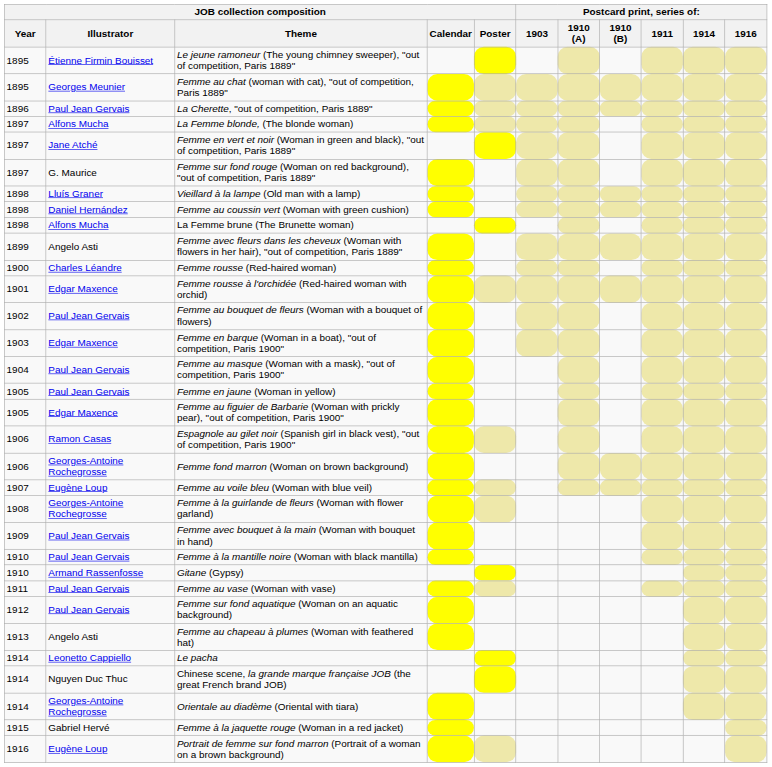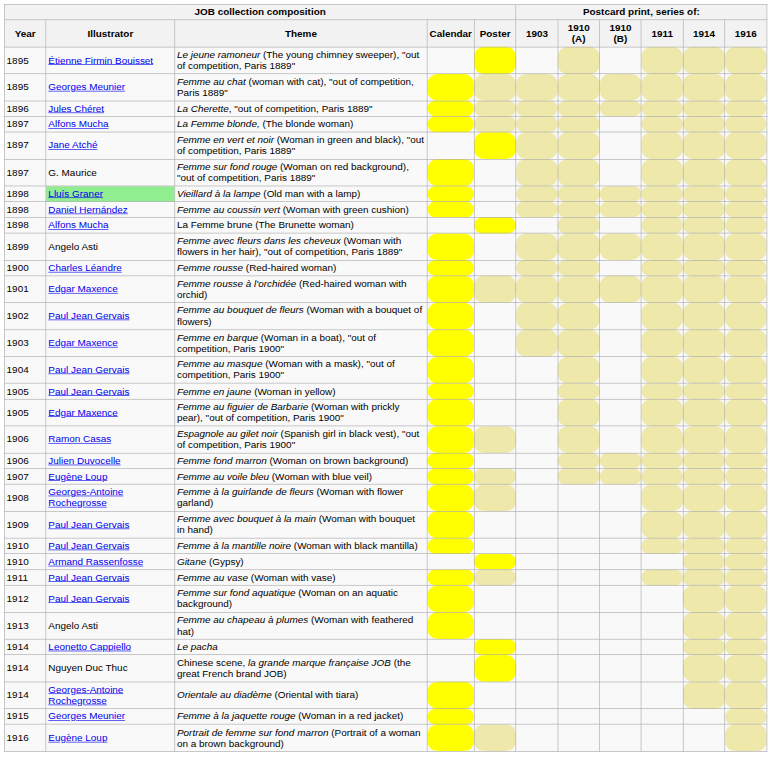(89, 108) Paul Jean Gervais -> (76, 108) Jules Chéret
(76, 194) no background -> (76, 194) lightgreen background
(86, 466) Georges-Antoine Rochegrosse -> (84, 460) Julien Duvocelle
(79, 727) Gabriel Hervé -> (87, 716) Georges Meunier
